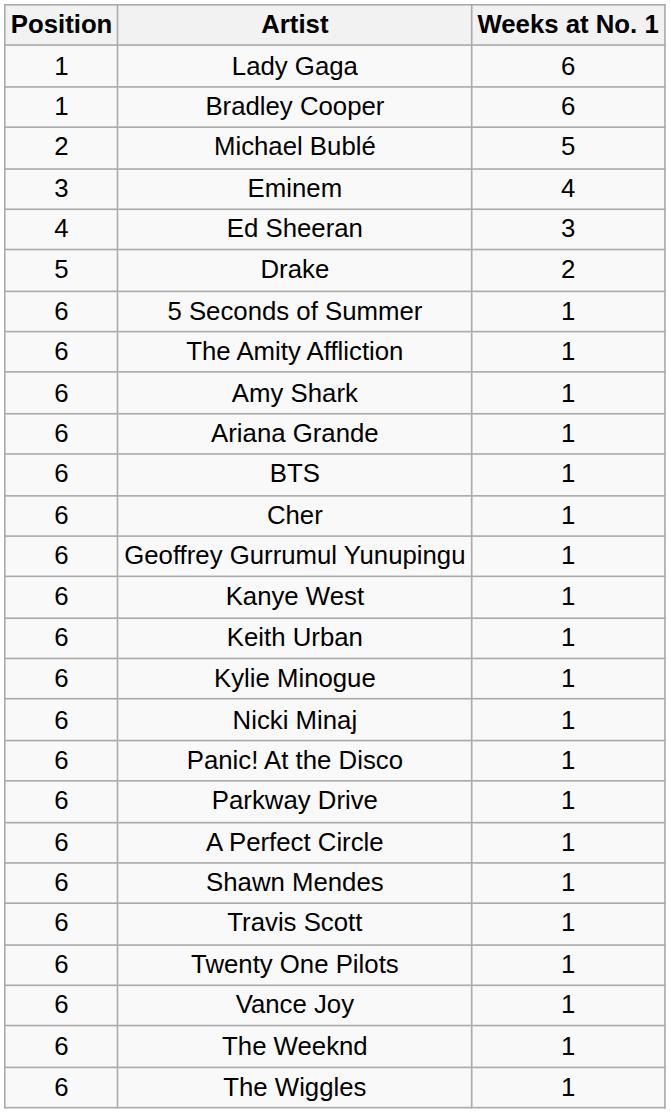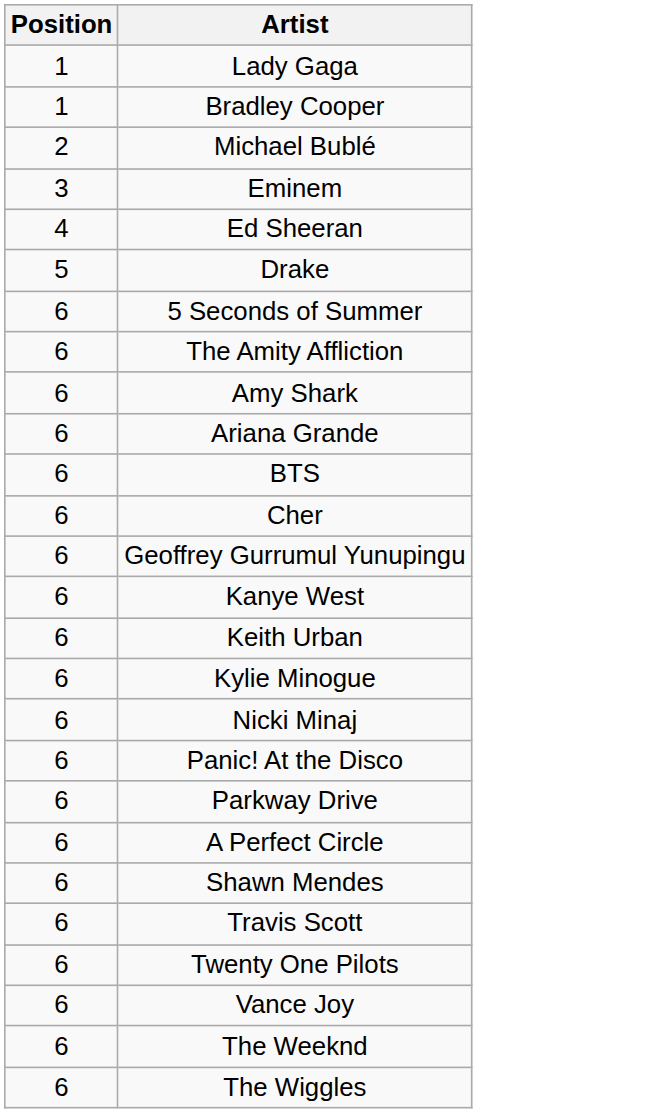- column: (568, 24)
